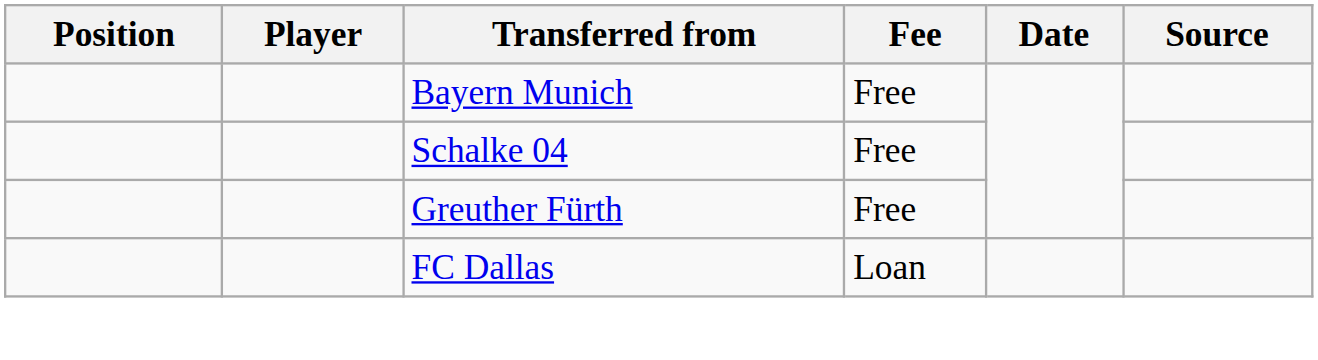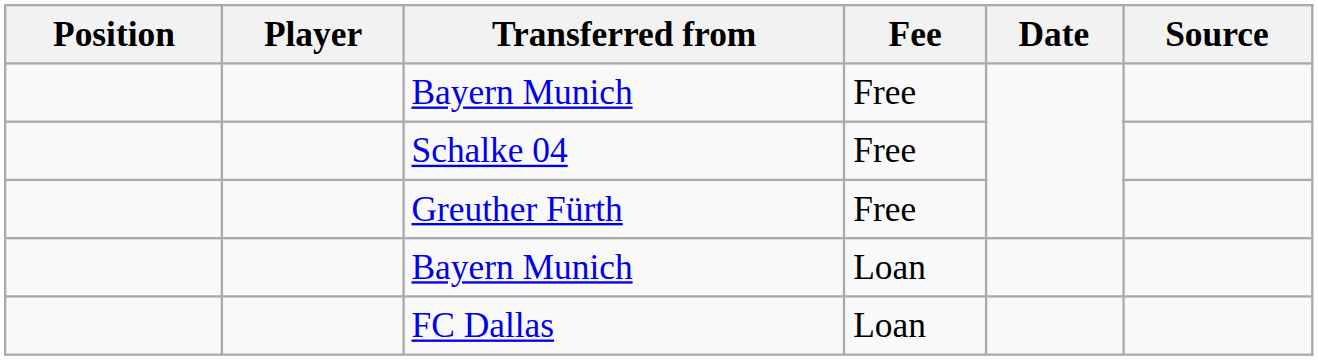+ row: (522, 267)
